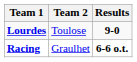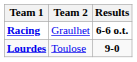rows swapped: (27, 30) <-> (23, 48)
